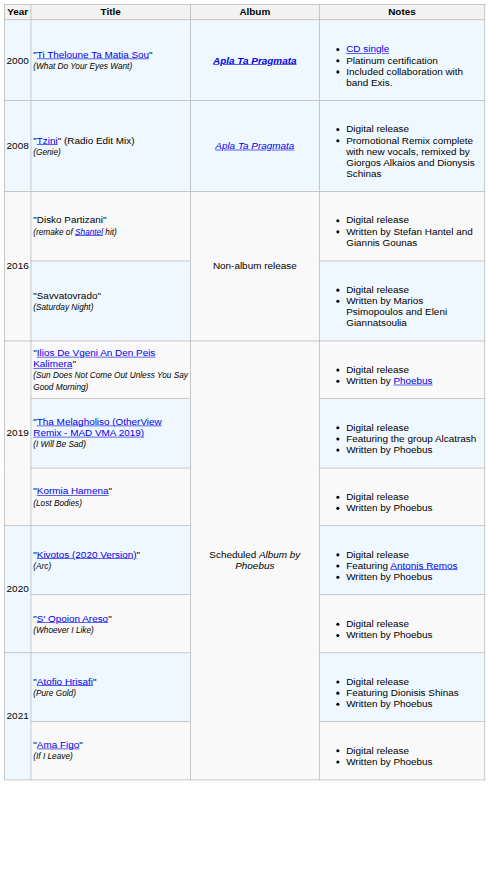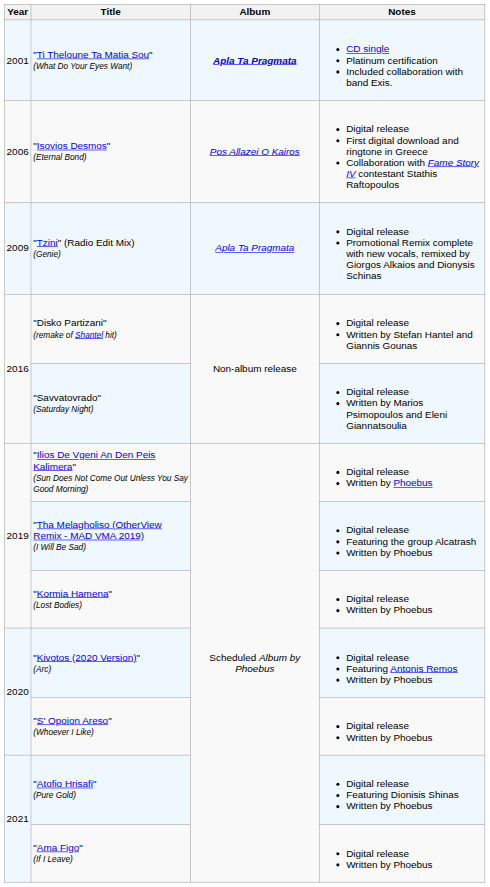(18, 60) 2000 -> (18, 60) 2001
+ row: (72, 151)
(18, 146) 2008 -> (18, 248) 2009
